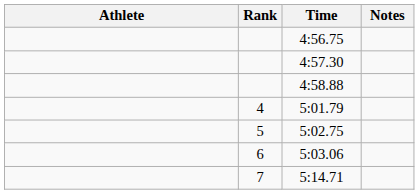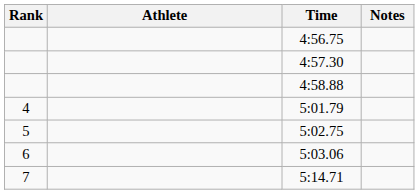columns swapped: (260, 16) <-> (122, 16)
